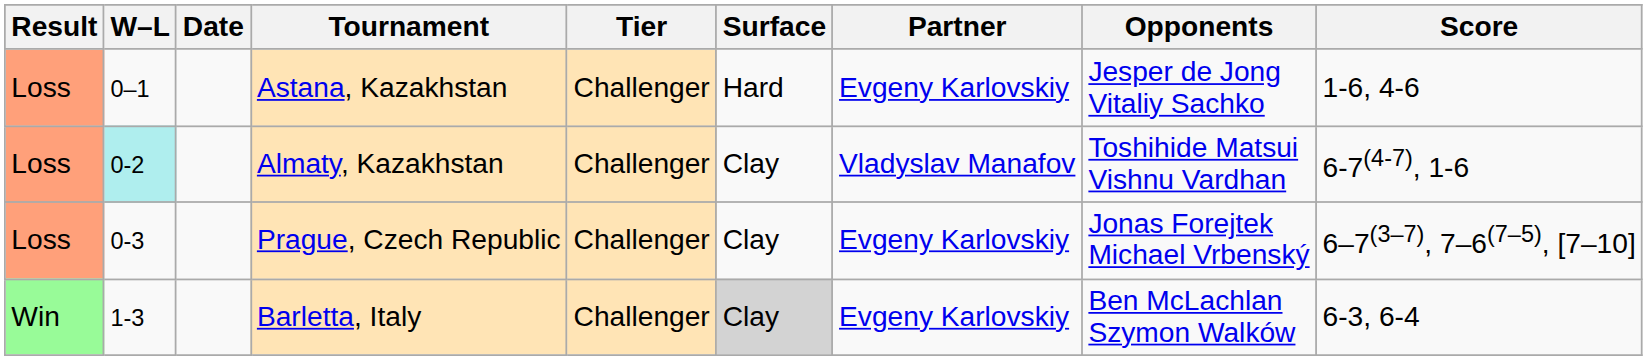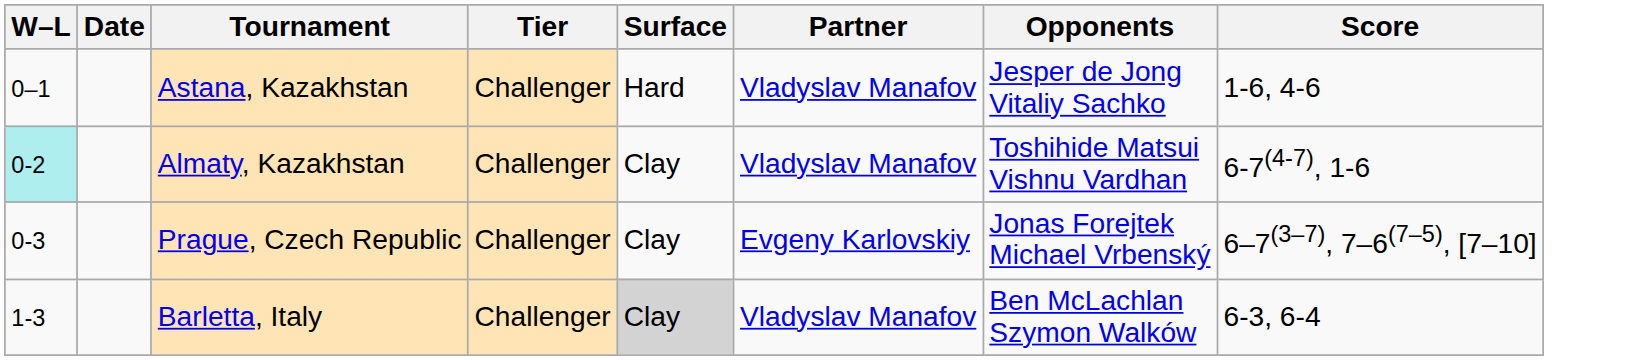- column: (54, 26)
(954, 87) Evgeny Karlovskiy -> (858, 87) Vladyslav Manafov
(954, 316) Evgeny Karlovskiy -> (858, 316) Vladyslav Manafov
